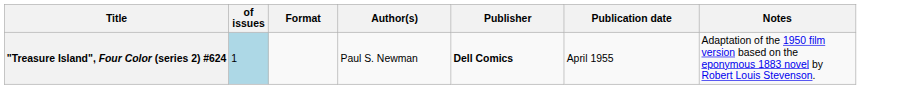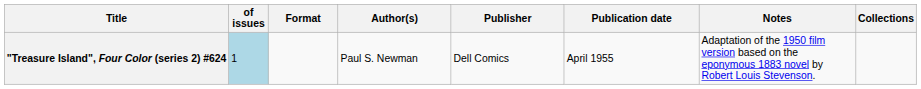+ column: (886, 18)
(483, 58) bold -> (481, 58) normal
